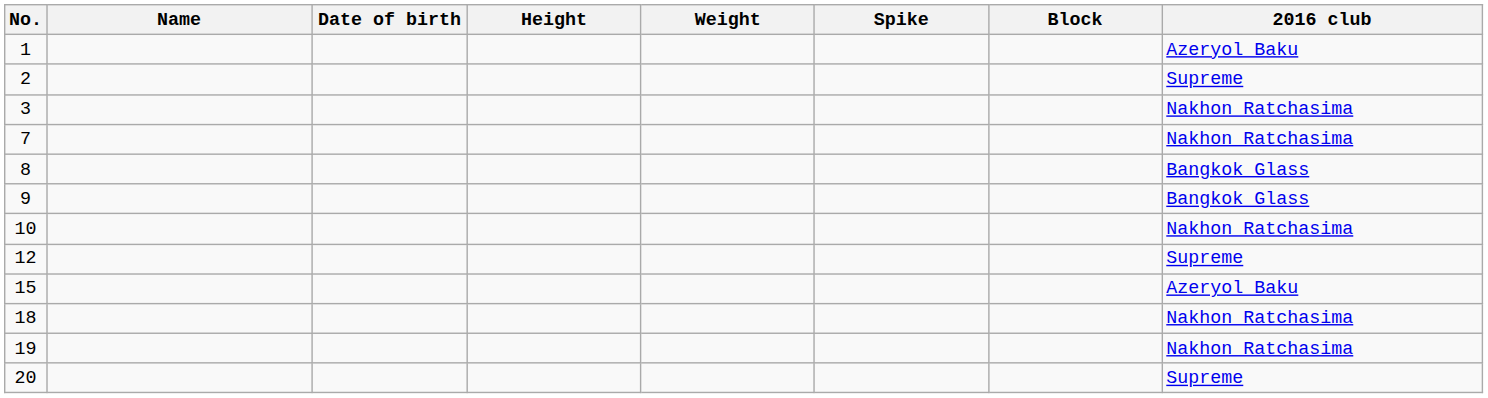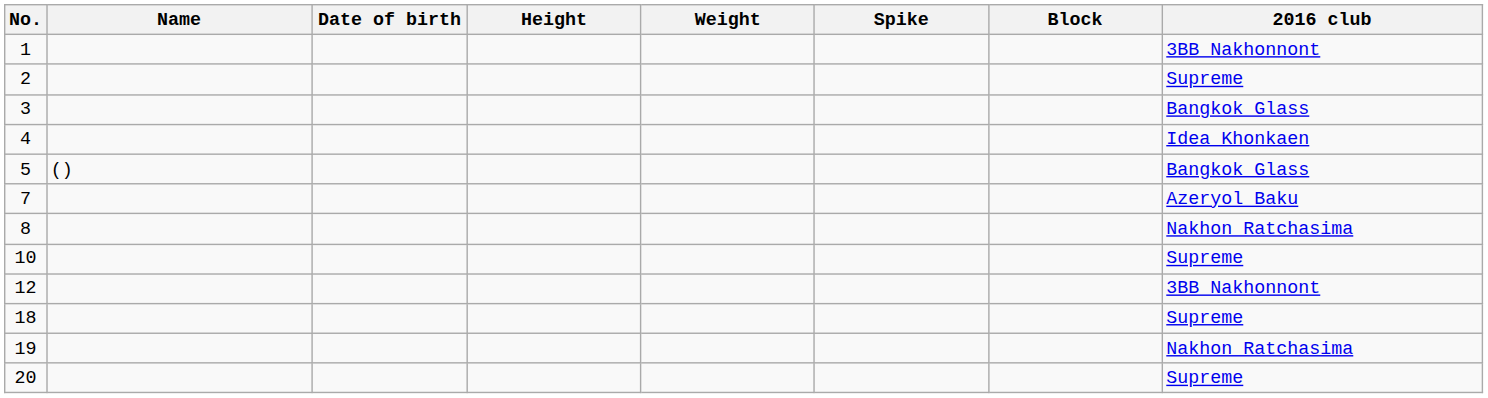(1232, 50) Azeryol Baku -> (1243, 50) 3BB Nakhonnont
(1260, 109) Nakhon Ratchasima -> (1238, 109) Bangkok Glass
+ row: (26, 139)
+ row: (26, 169)
(1260, 139) Nakhon Ratchasima -> (1232, 199) Azeryol Baku
(1238, 169) Bangkok Glass -> (1260, 229) Nakhon Ratchasima
- row: (26, 199)
(1260, 229) Nakhon Ratchasima -> (1205, 259) Supreme
(1205, 259) Supreme -> (1243, 289) 3BB Nakhonnont
- row: (26, 289)
(1260, 318) Nakhon Ratchasima -> (1205, 318) Supreme
